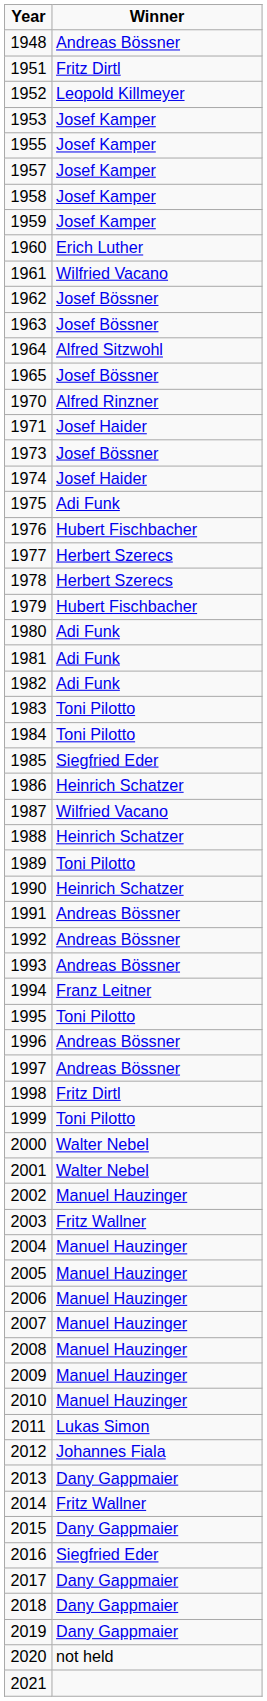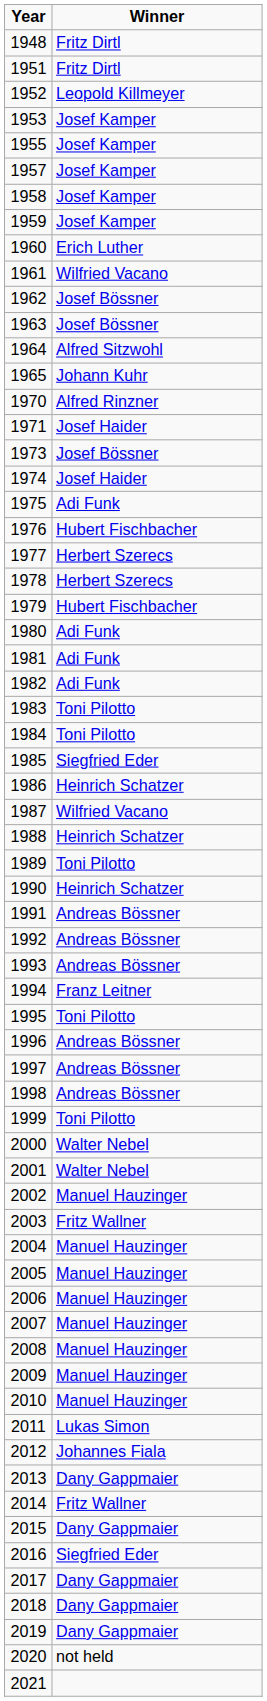(118, 42) Andreas Bössner -> (88, 42) Fritz Dirtl
(107, 376) Josef Bössner -> (102, 376) Johann Kuhr
(88, 1093) Fritz Dirtl -> (118, 1093) Andreas Bössner
